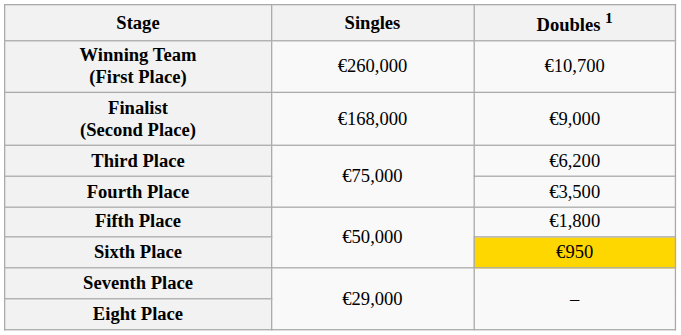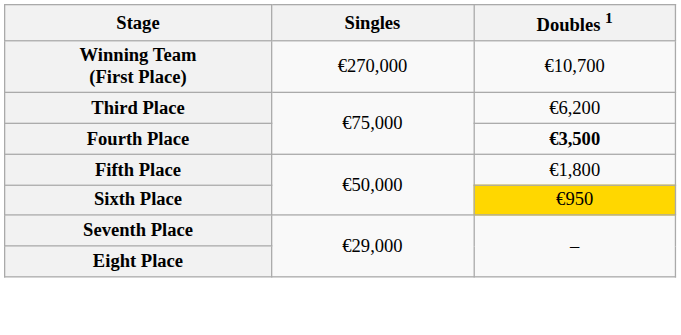(372, 66) €260,000 -> (372, 66) €270,000
- row: (138, 119)
(575, 191) normal -> (575, 138) bold
